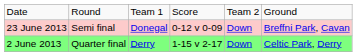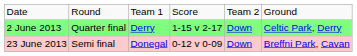rows swapped: (34, 43) <-> (37, 28)
